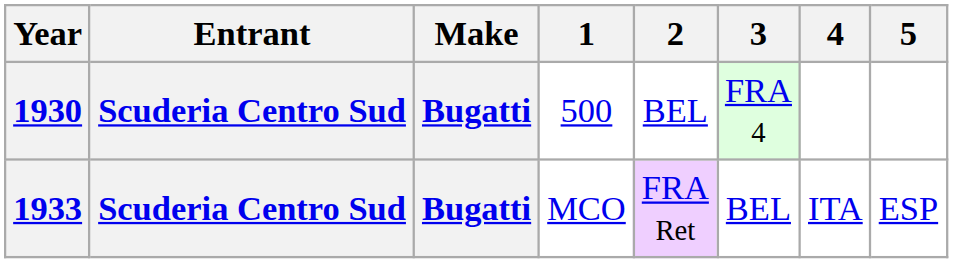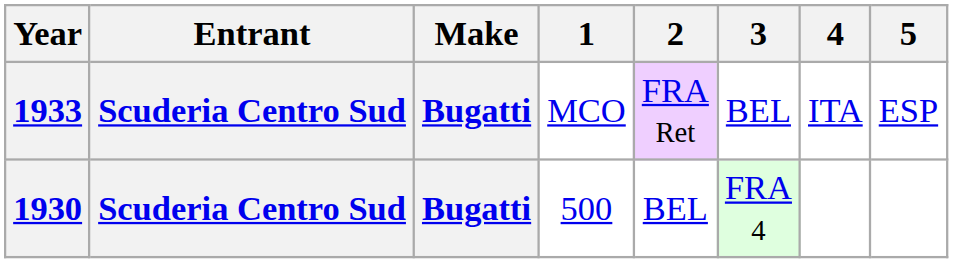rows swapped: (48, 110) <-> (48, 208)
